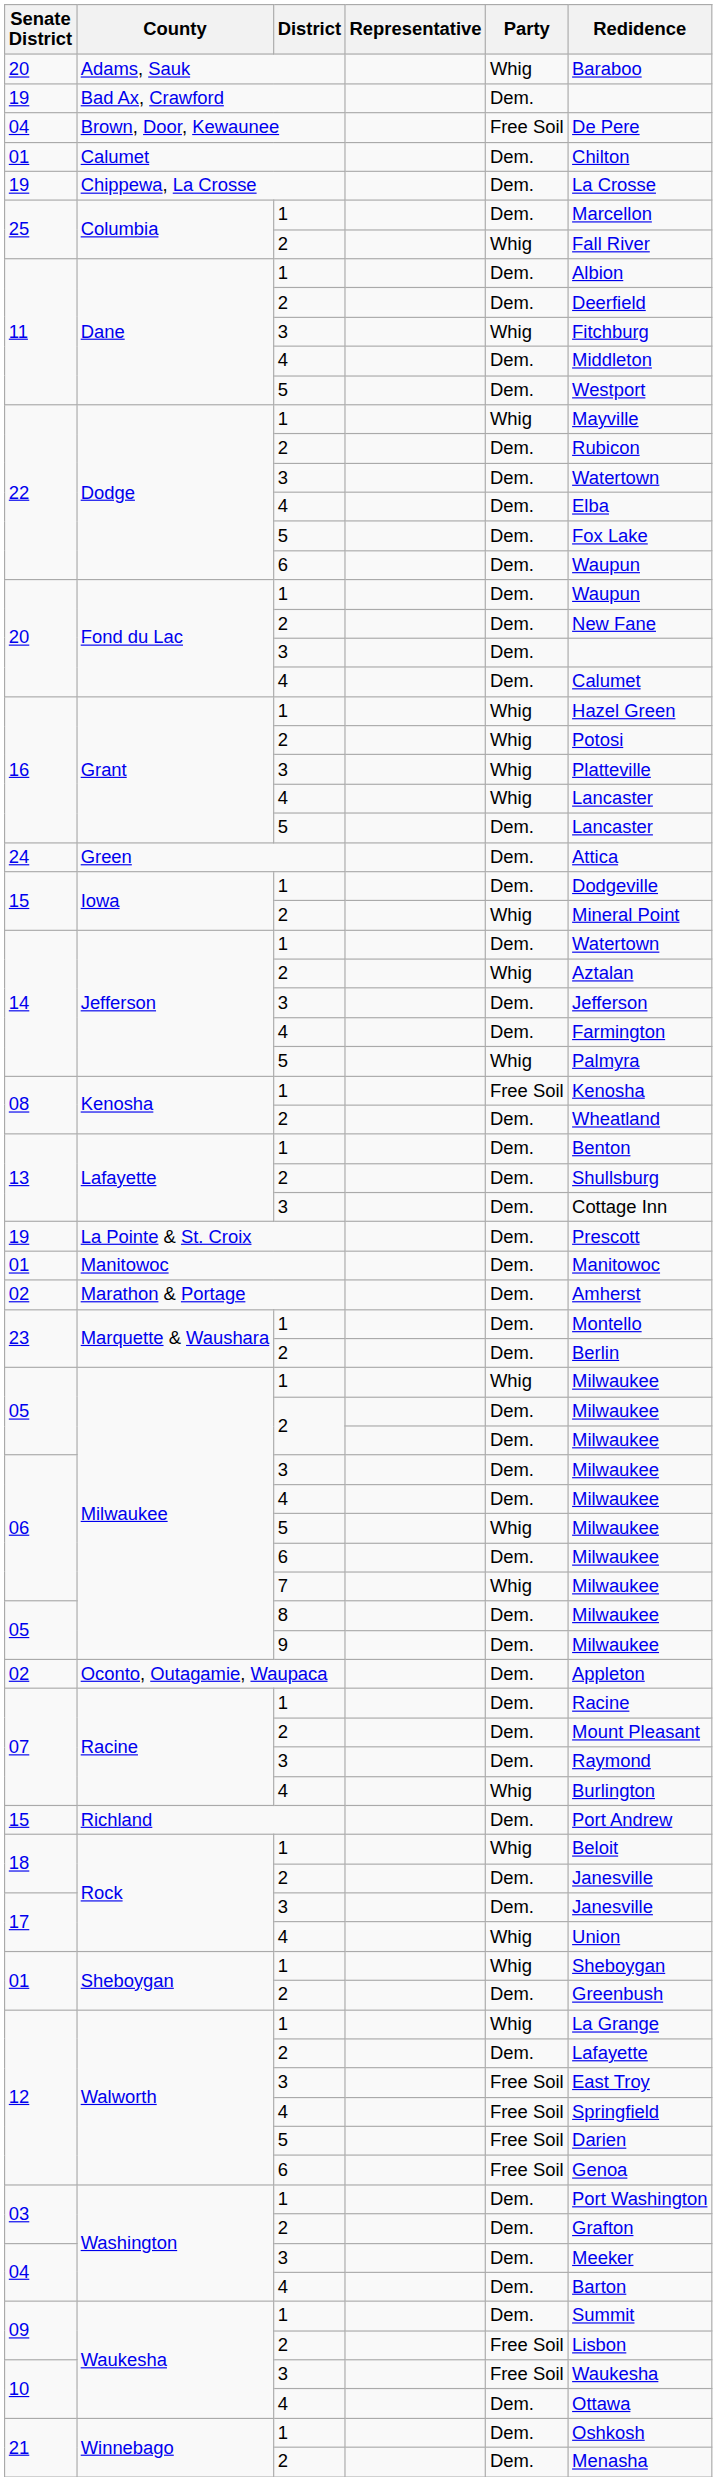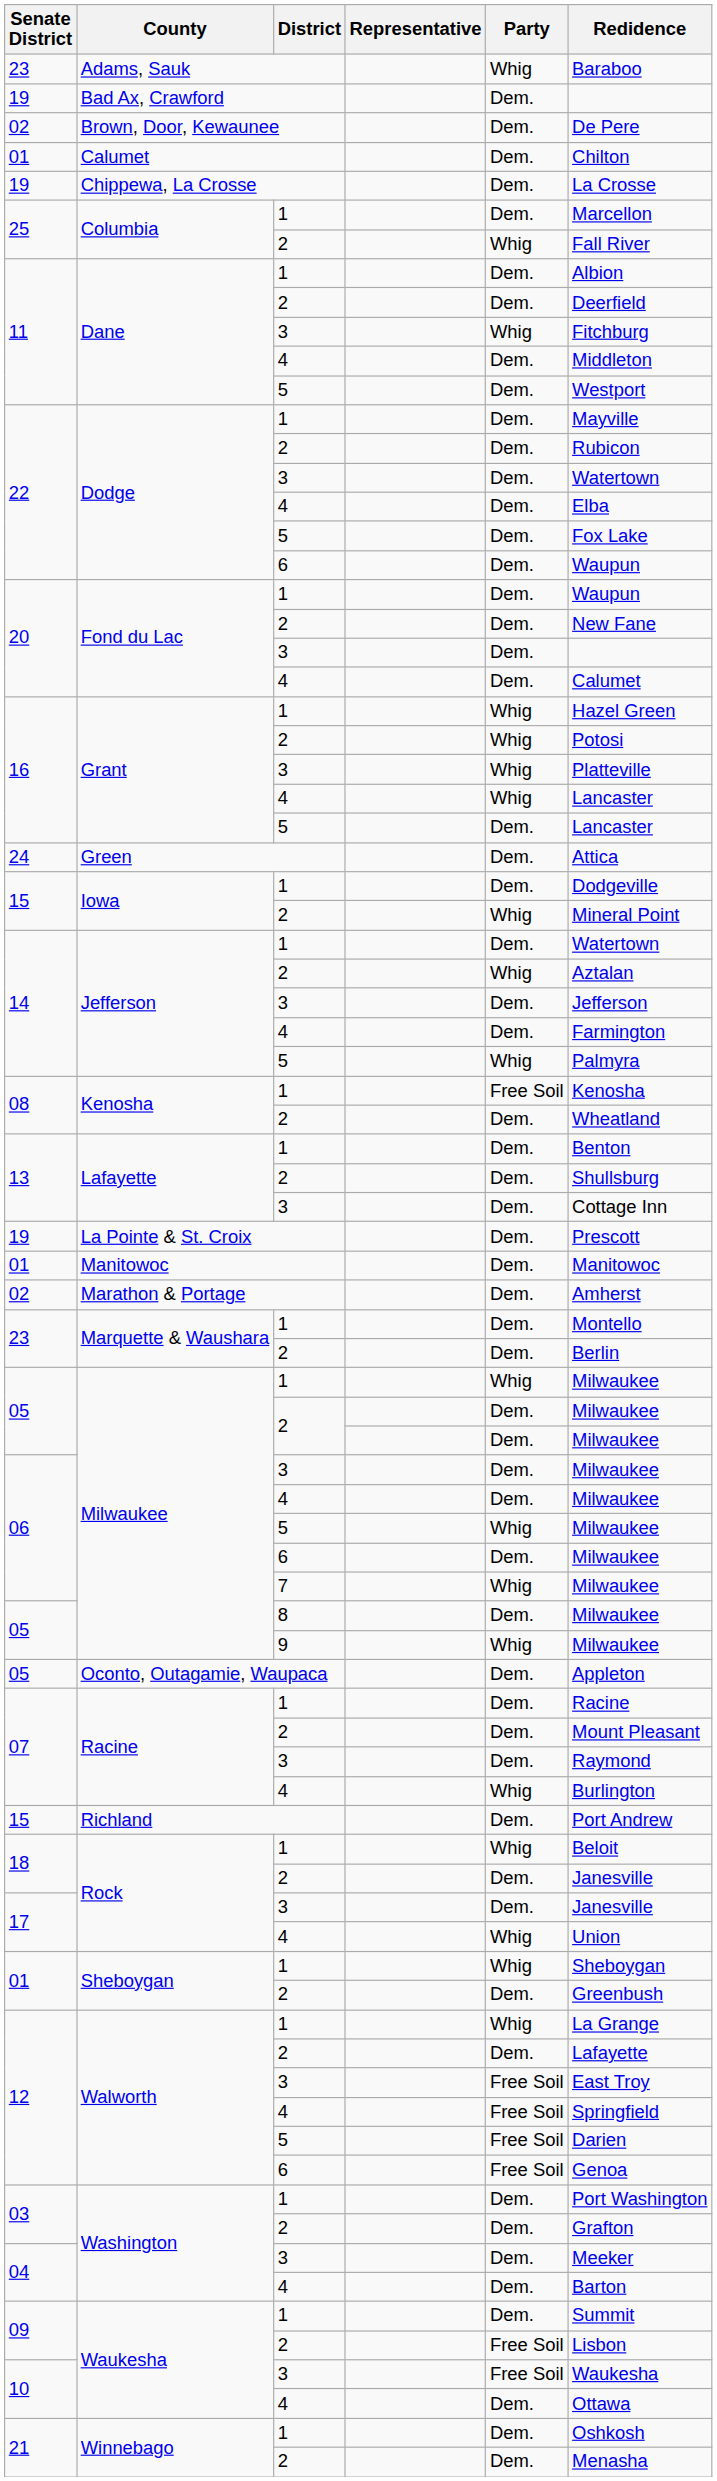(19, 68) 20 -> (19, 68) 23
(19, 127) 04 -> (19, 127) 02
(527, 127) Free Soil -> (512, 127) Dem.
(511, 419) Whig -> (512, 419) Dem.
(512, 1644) Dem. -> (511, 1644) Whig
(19, 1673) 02 -> (19, 1673) 05
